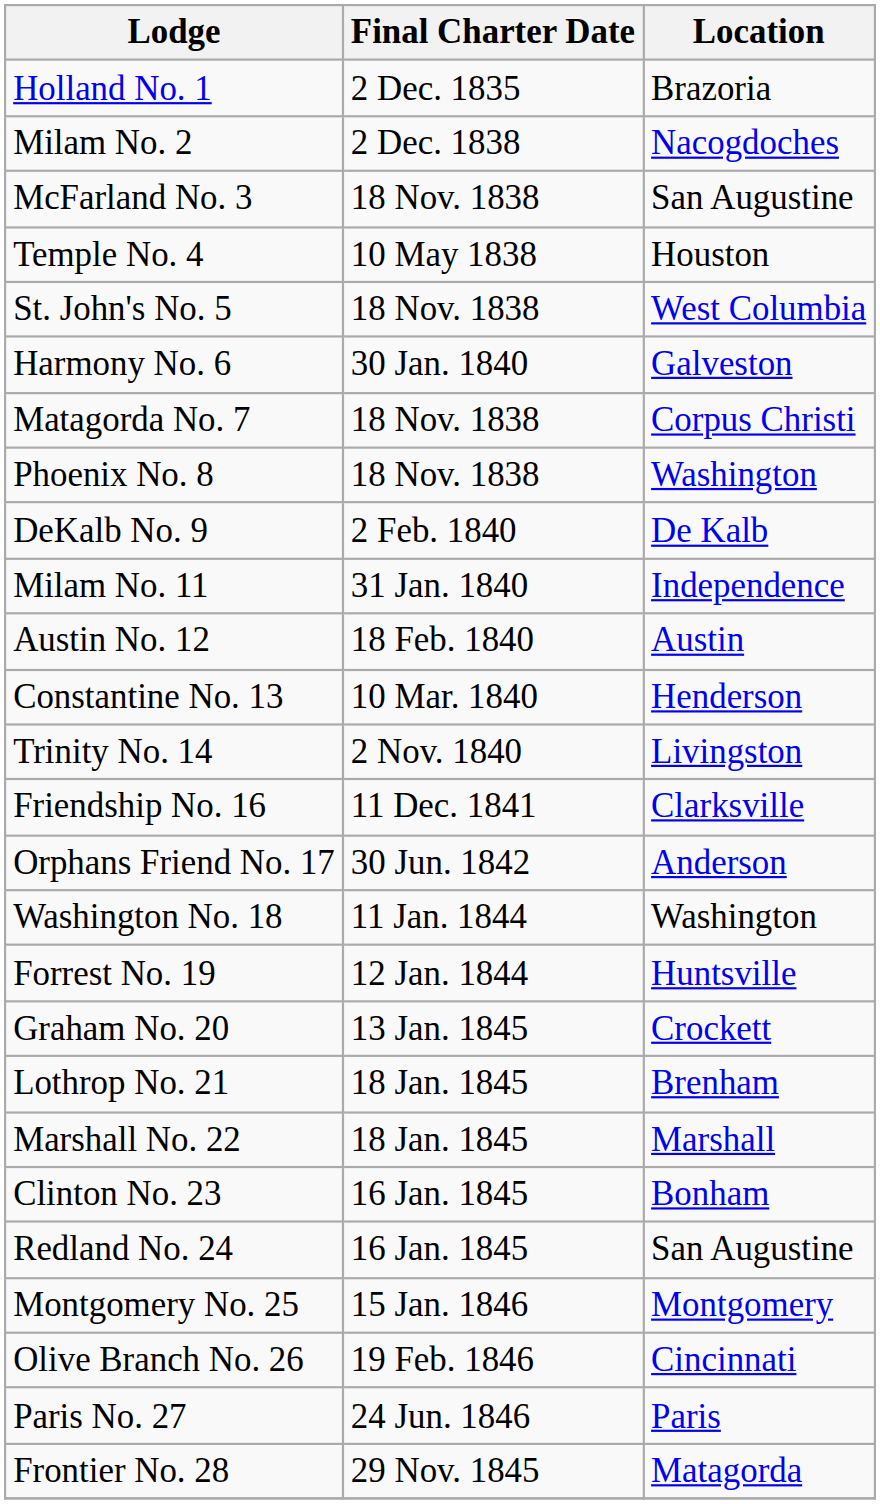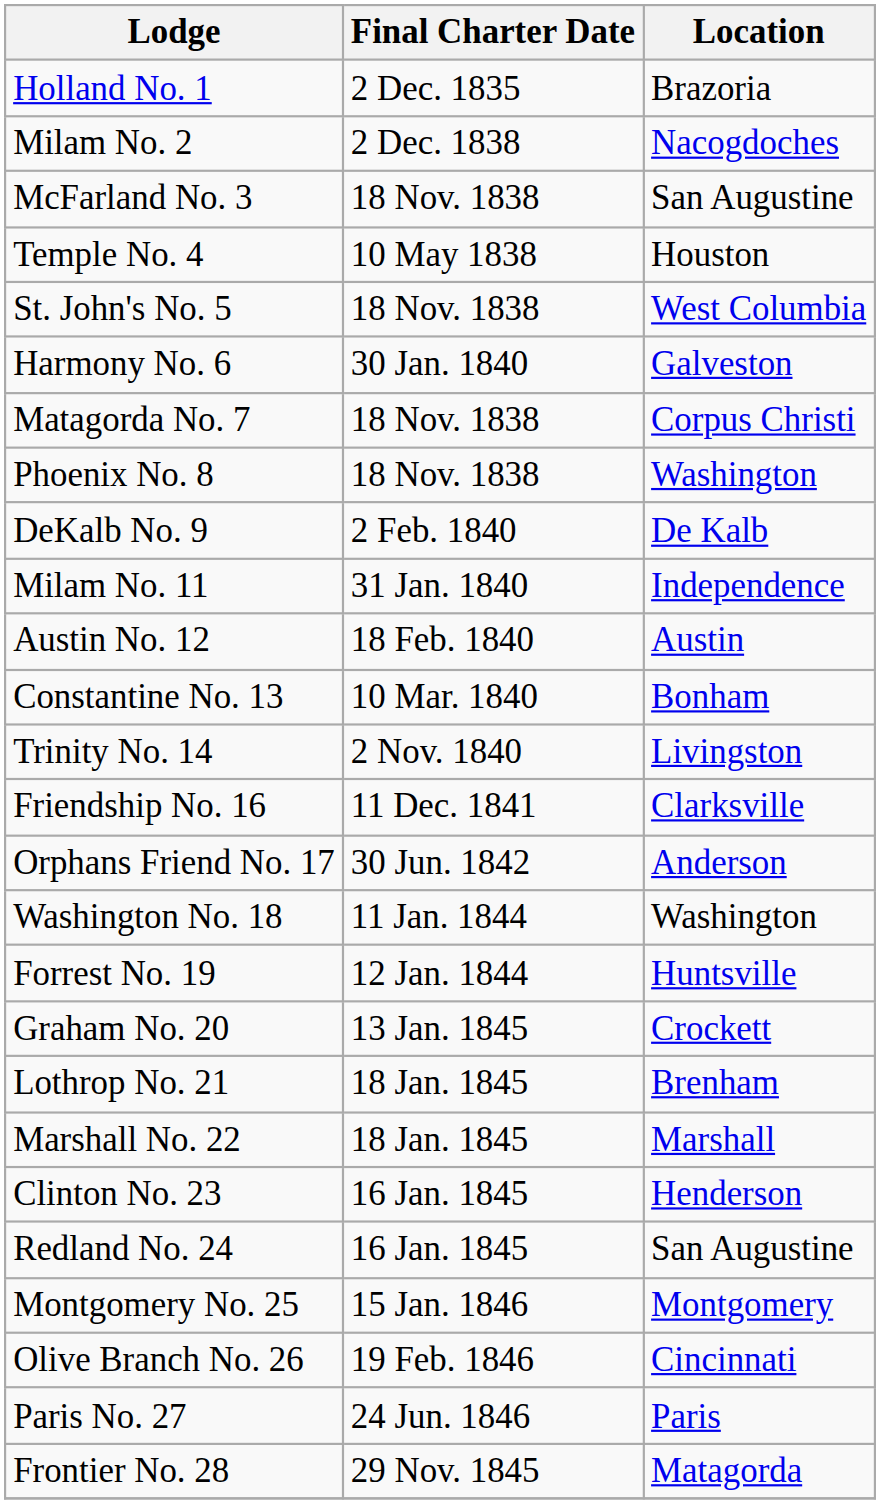(727, 695) Henderson -> (710, 695) Bonham
(710, 1193) Bonham -> (727, 1193) Henderson
